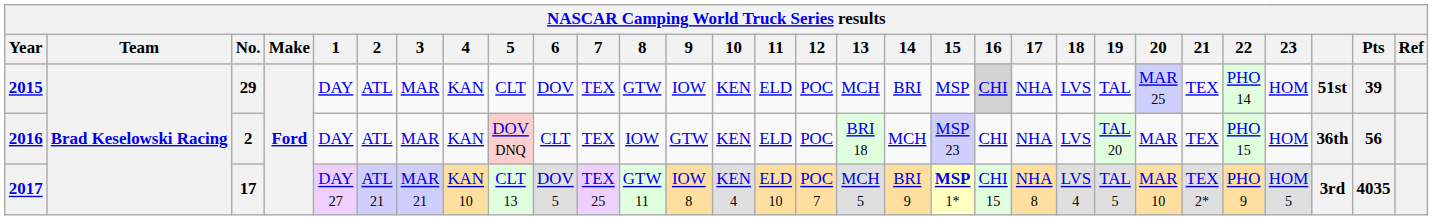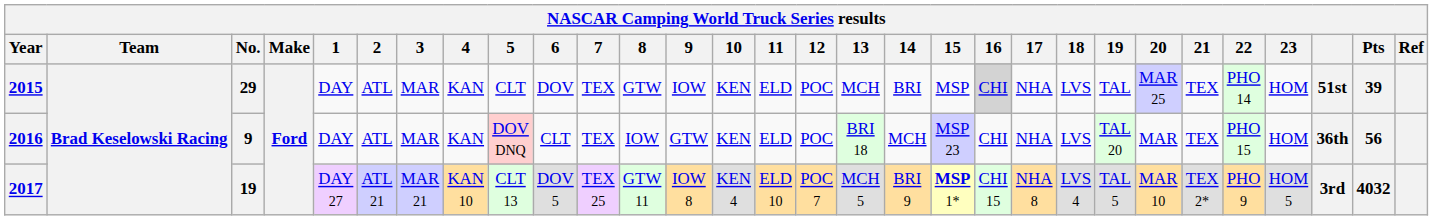(248, 138) 2 -> (248, 138) 9
(248, 189) 17 -> (248, 189) 19
(1373, 189) 4035 -> (1373, 189) 4032
